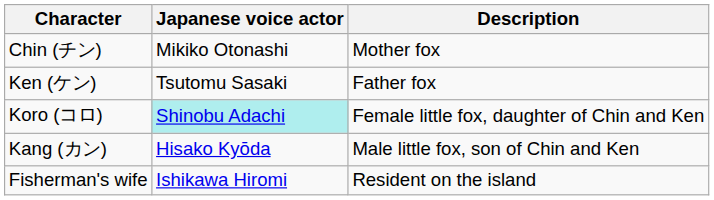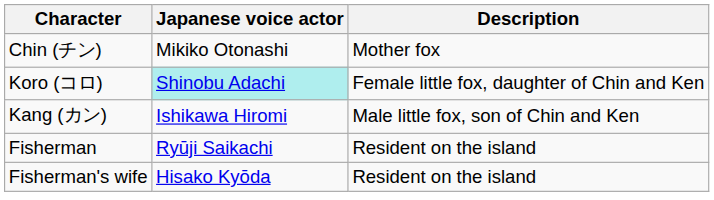- row: (53, 82)
(213, 149) Hisako Kyōda -> (222, 116) Ishikawa Hiromi
+ row: (53, 147)
(222, 180) Ishikawa Hiromi -> (213, 176) Hisako Kyōda
